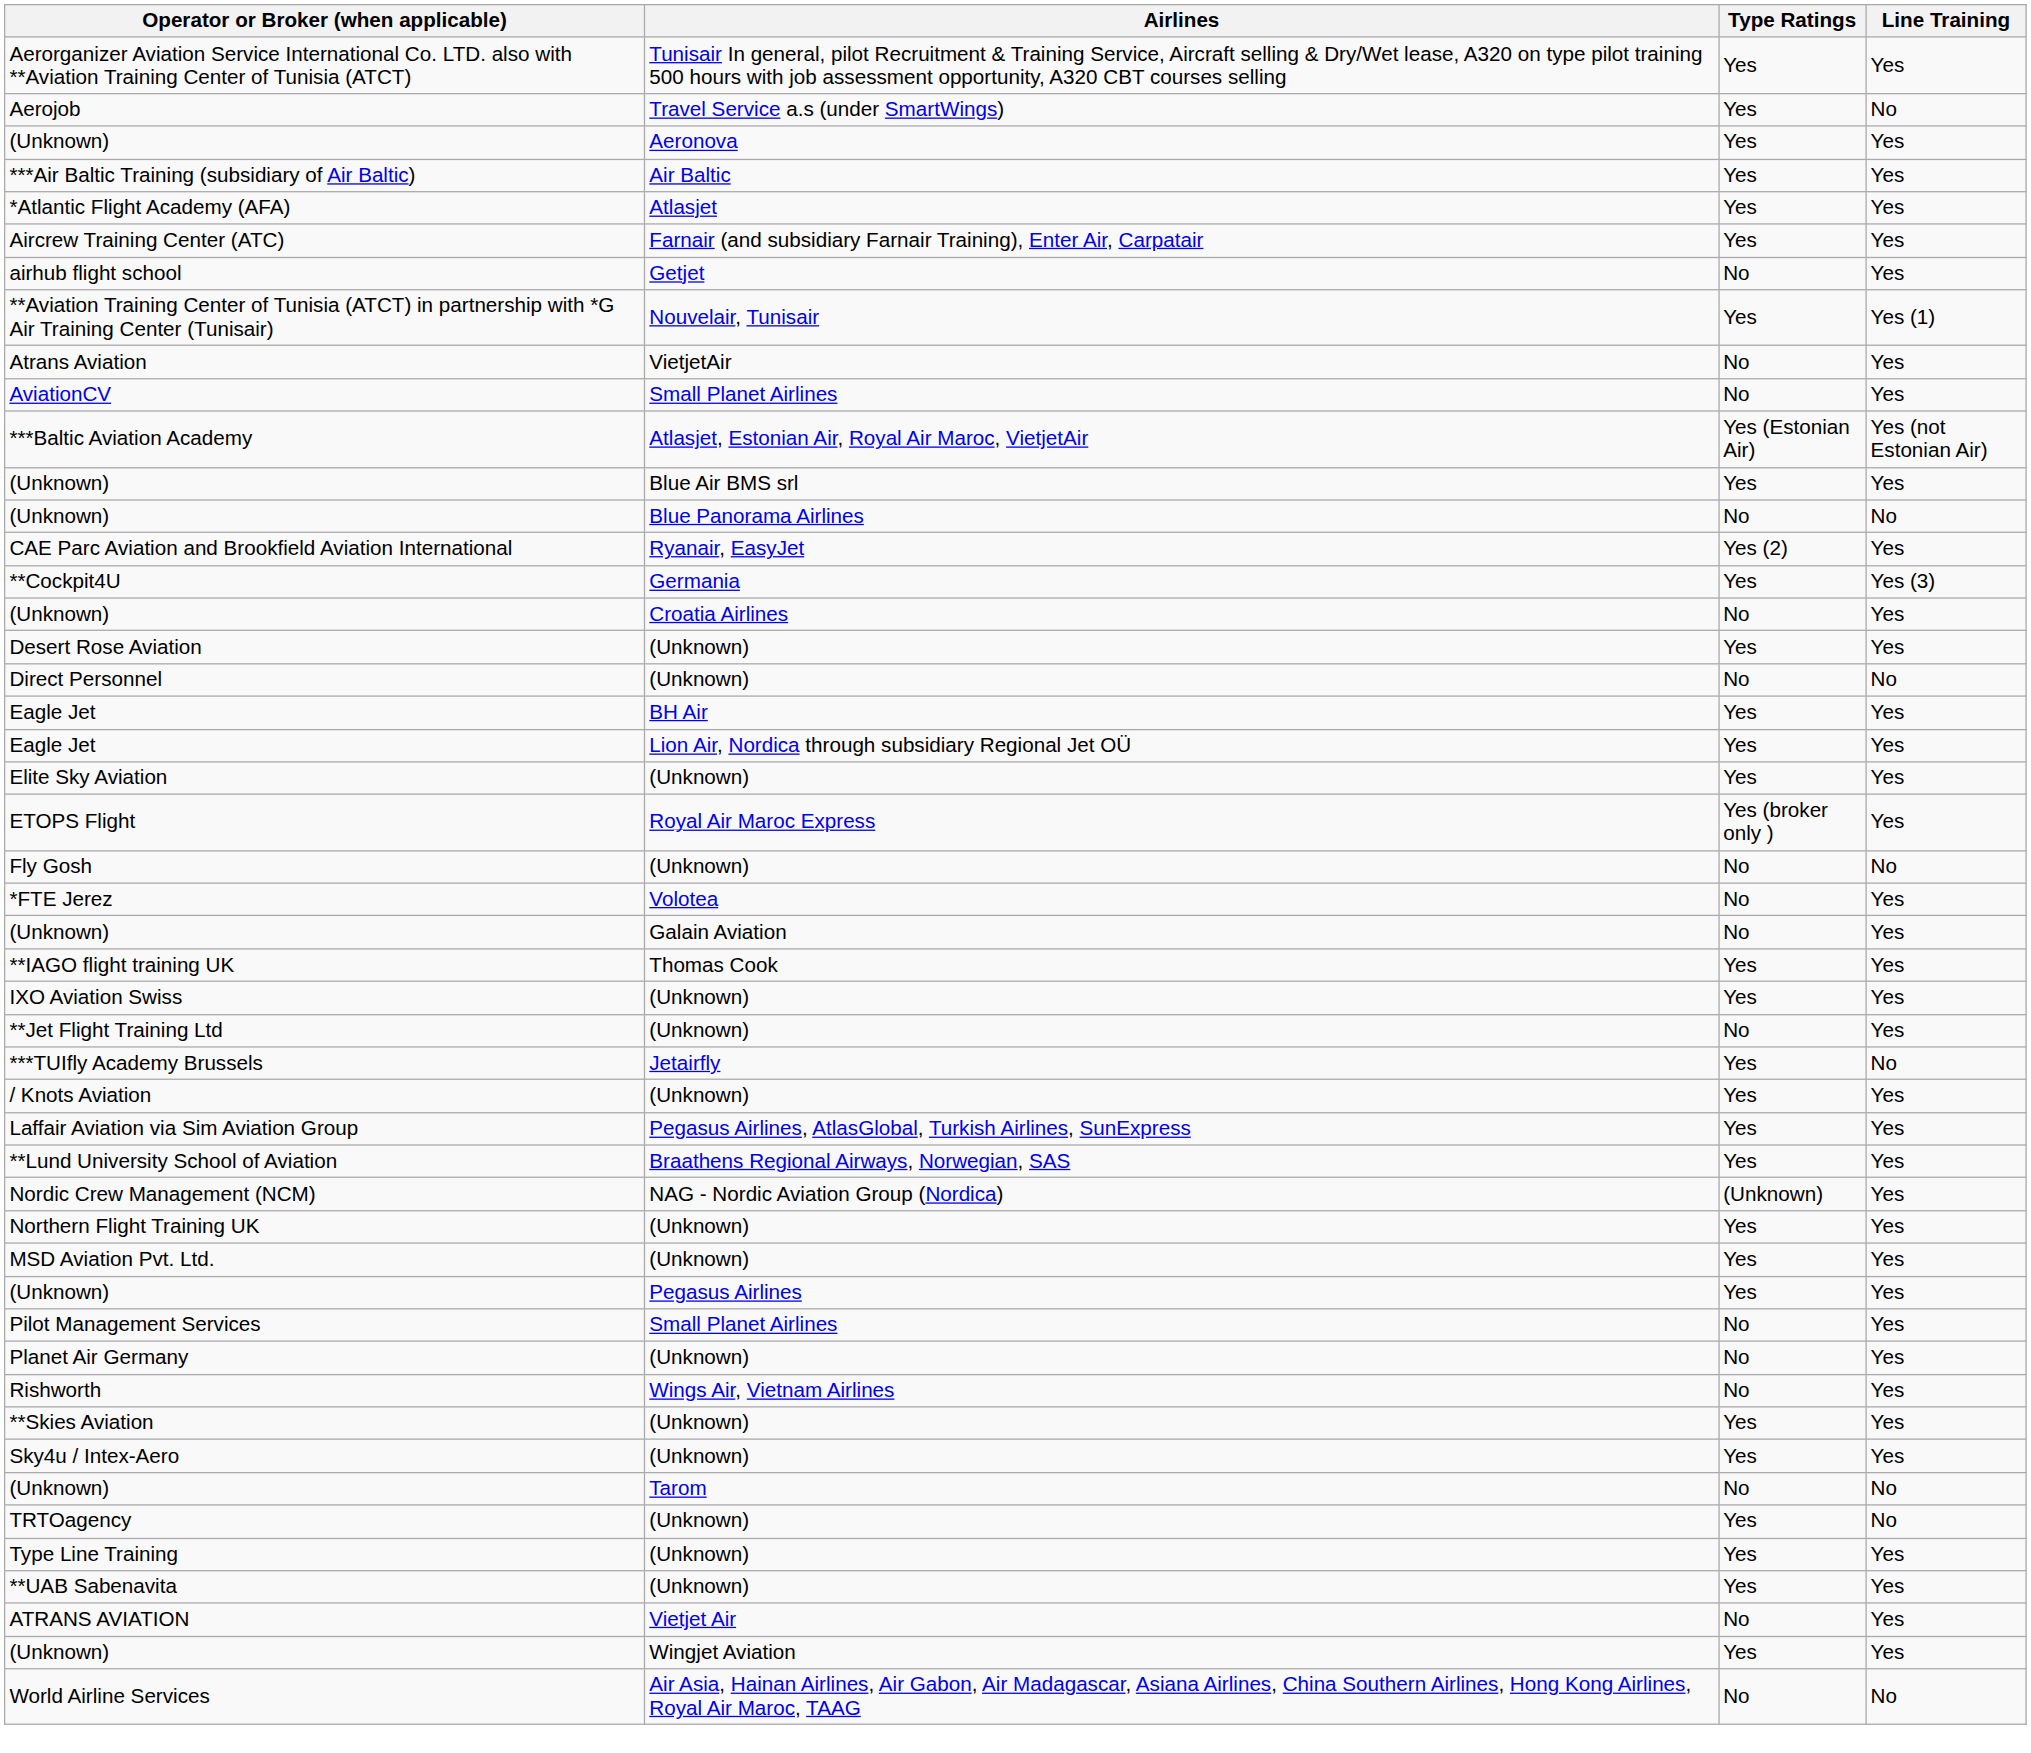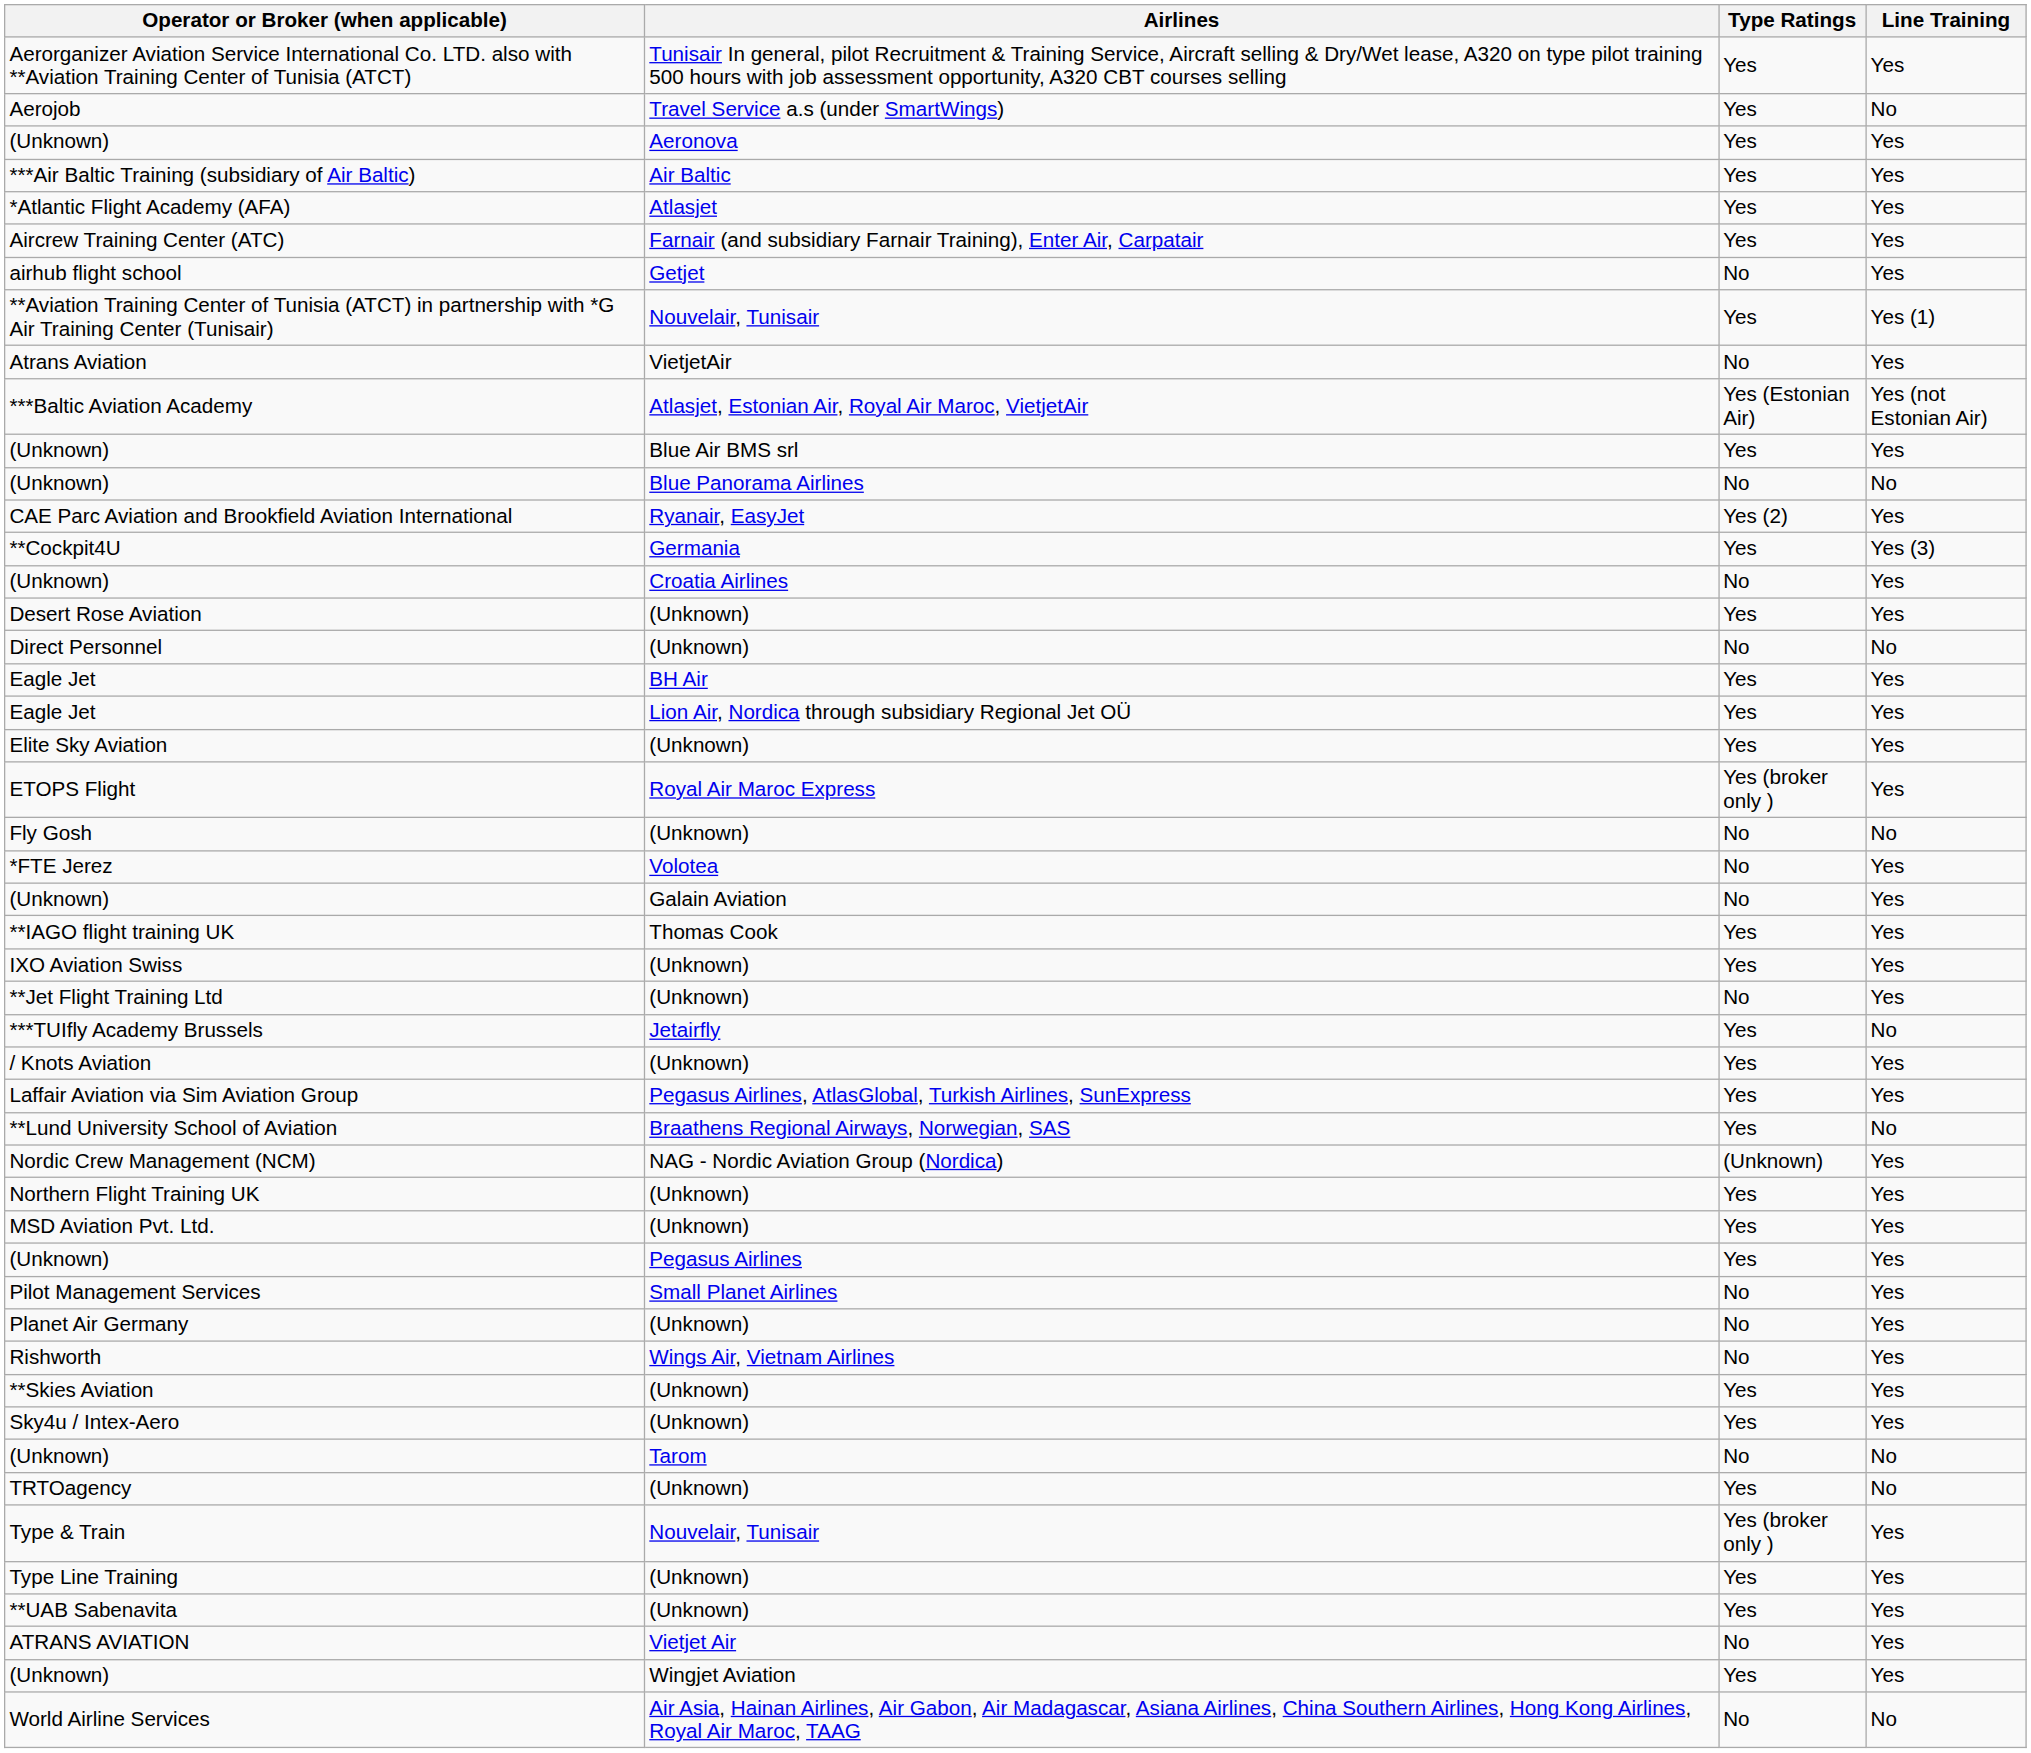- row: (60, 394)
(1887, 1161) Yes -> (1884, 1128) No
+ row: (67, 1532)
